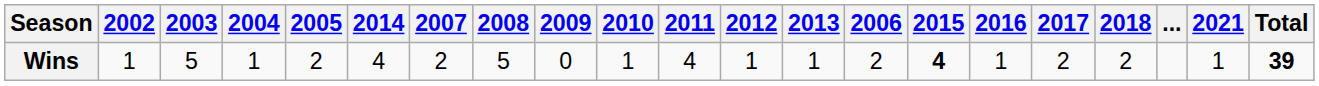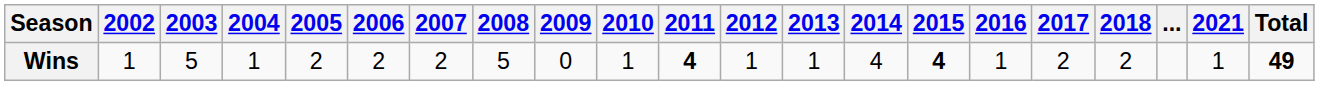columns swapped: (876, 23) <-> (379, 23)
(690, 61) normal -> (690, 61) bold
(1282, 61) 39 -> (1282, 61) 49
